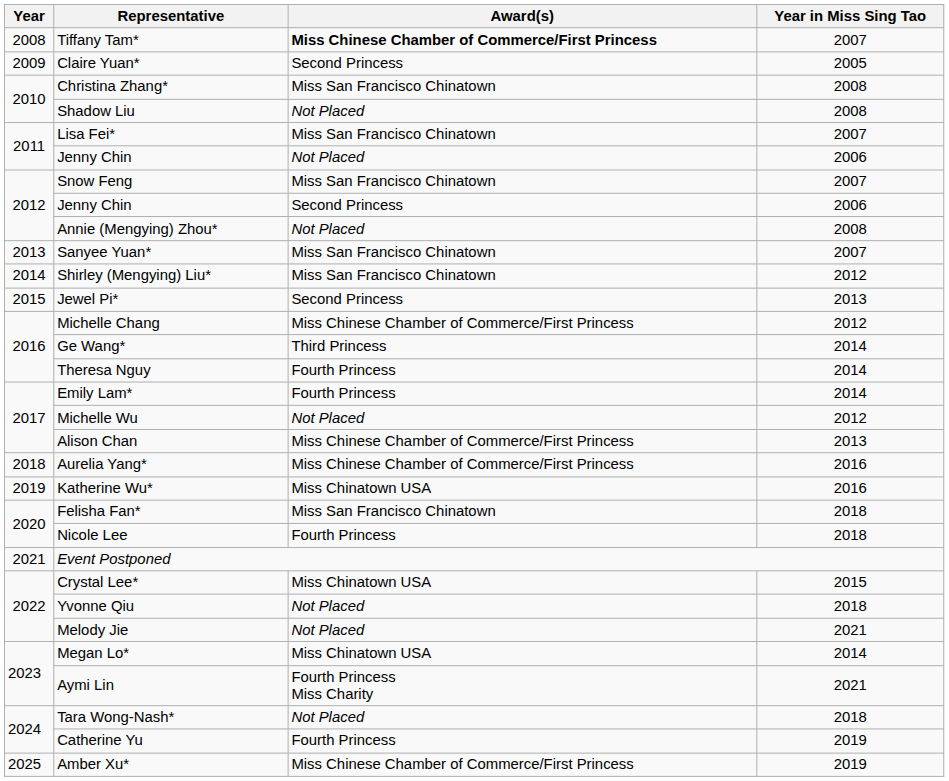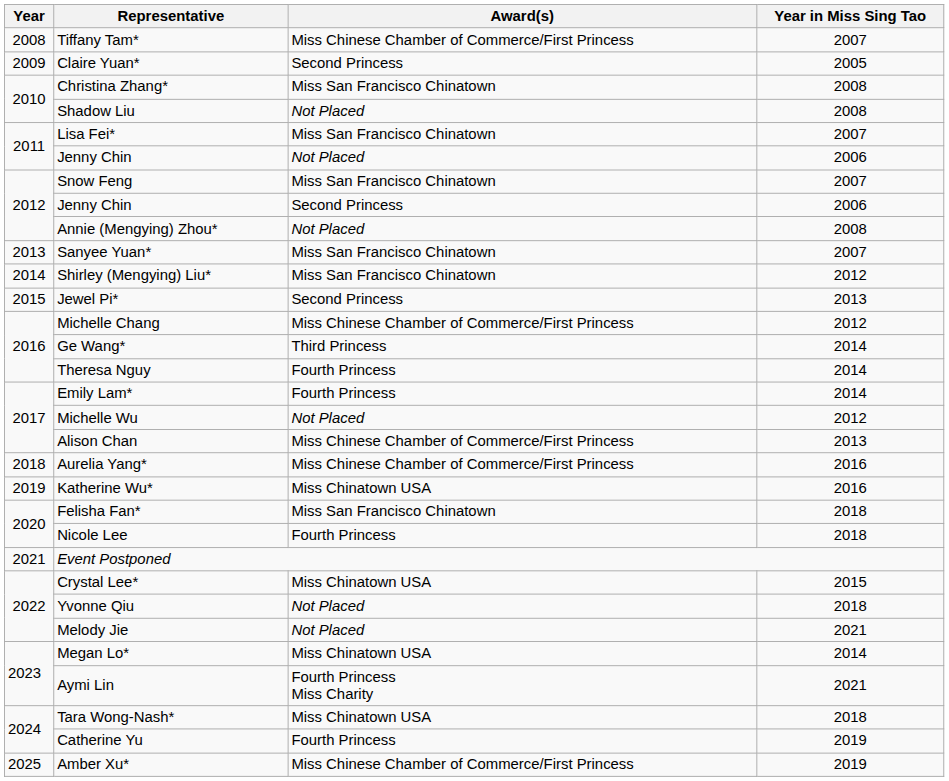(474, 39) bold -> (463, 39) normal
(328, 717) Not Placed -> (361, 717) Miss Chinatown USA
